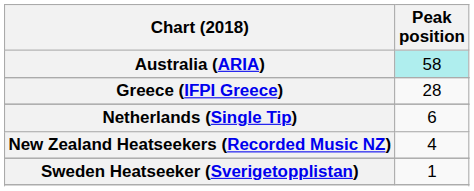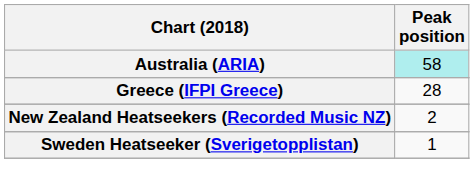- row: (200, 117)
(432, 144) 4 -> (432, 117) 2
